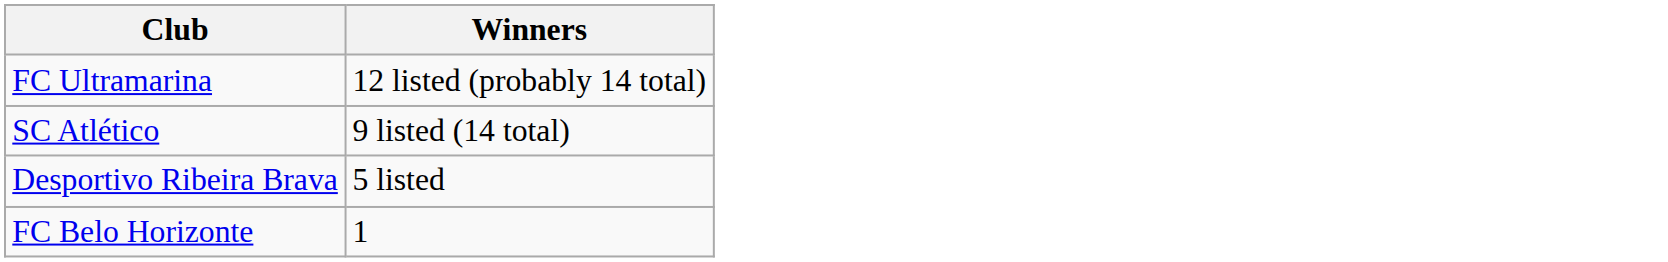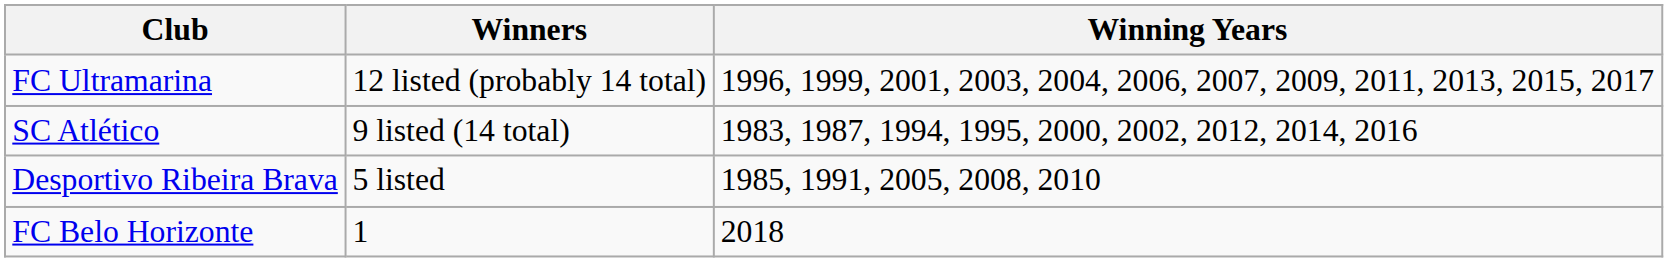+ column: (1187, 29)
